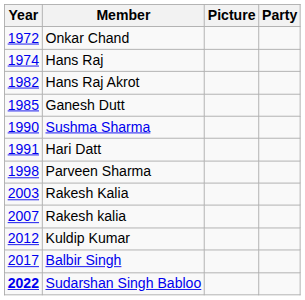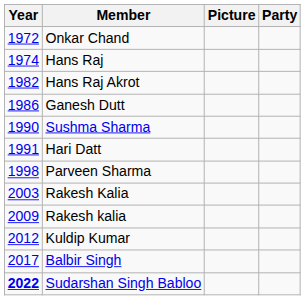(23, 104) 1985 -> (23, 104) 1986
(23, 216) 2007 -> (23, 216) 2009
